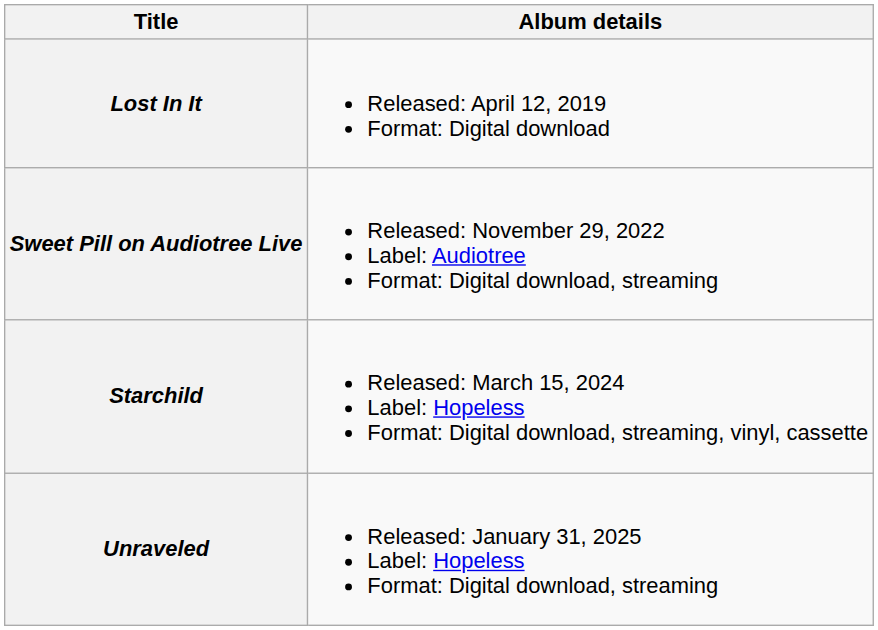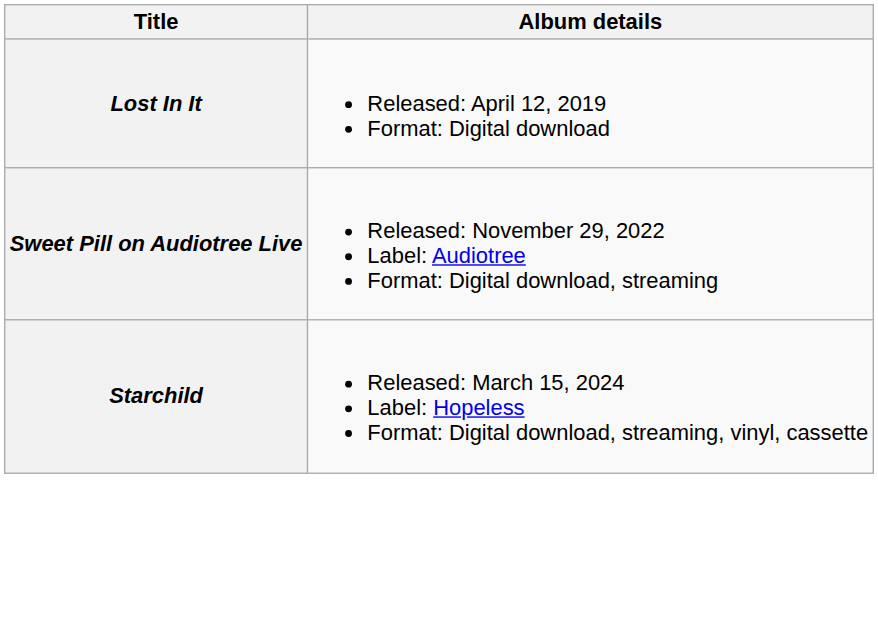- row: (156, 548)
